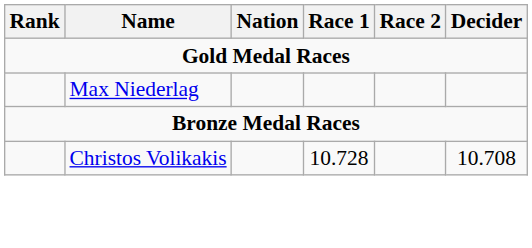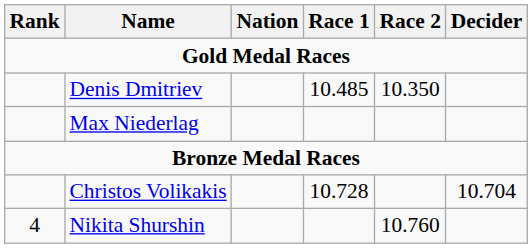+ row: (136, 89)
(486, 157) 10.708 -> (486, 191) 10.704
+ row: (137, 225)
